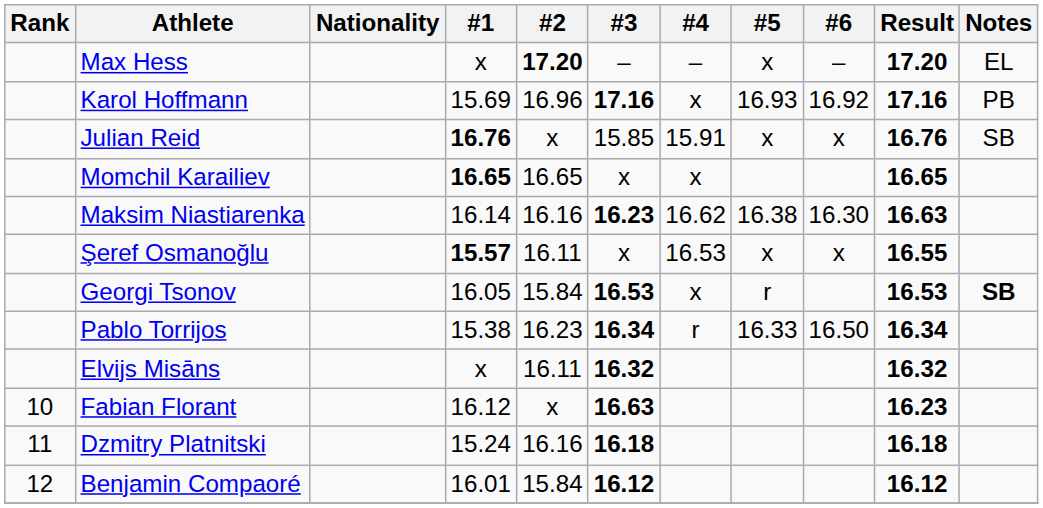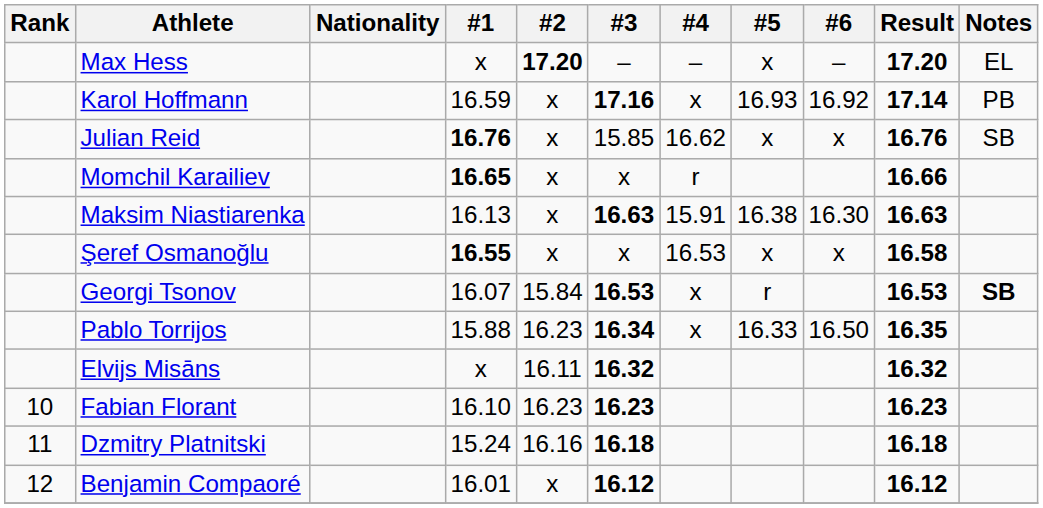(481, 100) 15.69 -> (481, 100) 16.59
(552, 100) 16.96 -> (552, 100) x
(917, 100) 17.16 -> (917, 100) 17.14
(696, 138) 15.91 -> (696, 138) 16.62
(552, 176) 16.65 -> (552, 176) x
(696, 176) x -> (696, 176) r
(917, 176) 16.65 -> (917, 176) 16.66
(481, 215) 16.14 -> (481, 215) 16.13
(552, 215) 16.16 -> (552, 215) x
(624, 215) 16.23 -> (624, 215) 16.63
(696, 215) 16.62 -> (696, 215) 15.91
(481, 253) 15.57 -> (481, 253) 16.55
(552, 253) 16.11 -> (552, 253) x
(917, 253) 16.55 -> (917, 253) 16.58
(481, 291) 16.05 -> (481, 291) 16.07
(481, 330) 15.38 -> (481, 330) 15.88
(696, 330) r -> (696, 330) x
(917, 330) 16.34 -> (917, 330) 16.35
(481, 406) 16.12 -> (481, 406) 16.10
(552, 406) x -> (552, 406) 16.23
(624, 406) 16.63 -> (624, 406) 16.23
(552, 483) 15.84 -> (552, 483) x
